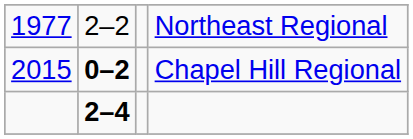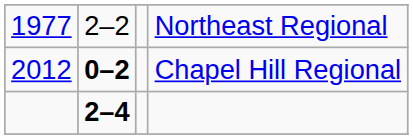(41, 69) 2015 -> (41, 69) 2012
